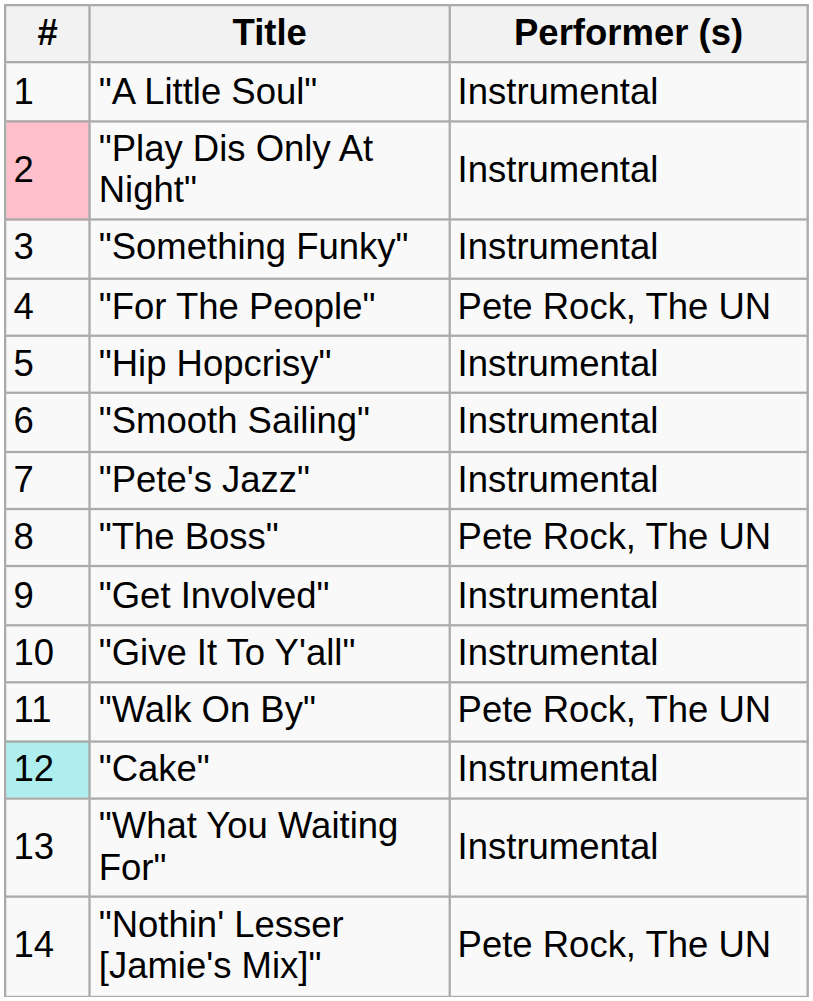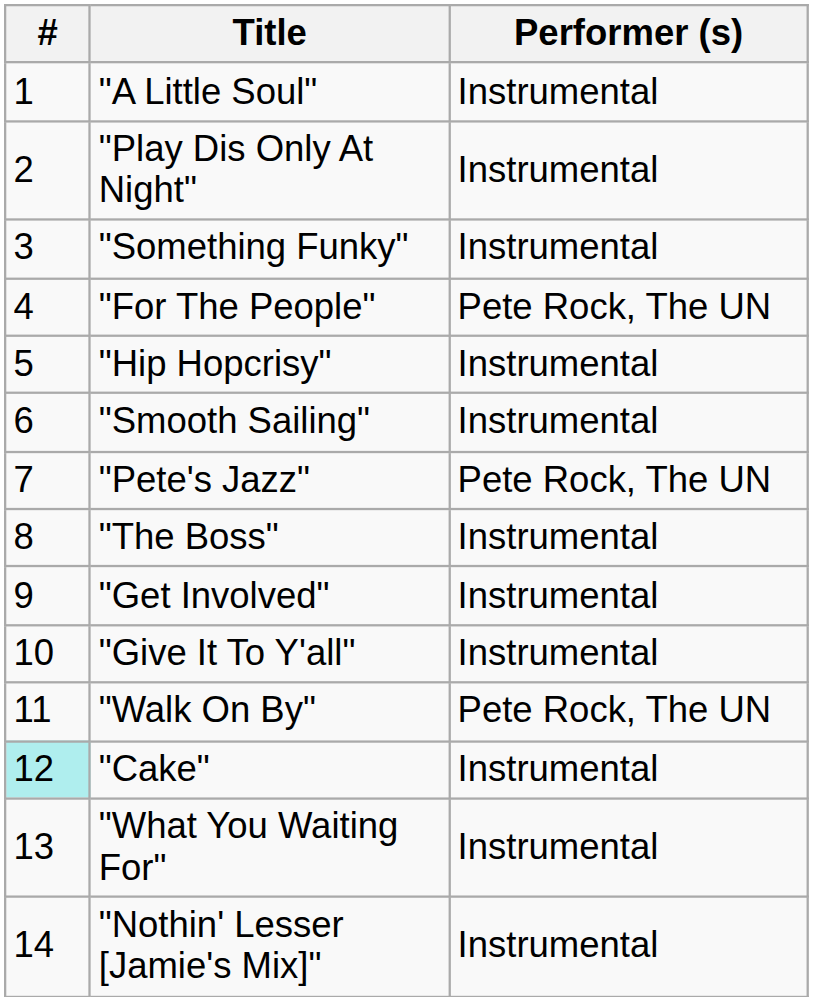(24, 169) pink background -> (24, 169) no background
(558, 479) Instrumental -> (614, 479) Pete Rock, The UN
(614, 537) Pete Rock, The UN -> (558, 537) Instrumental
(614, 945) Pete Rock, The UN -> (558, 945) Instrumental
